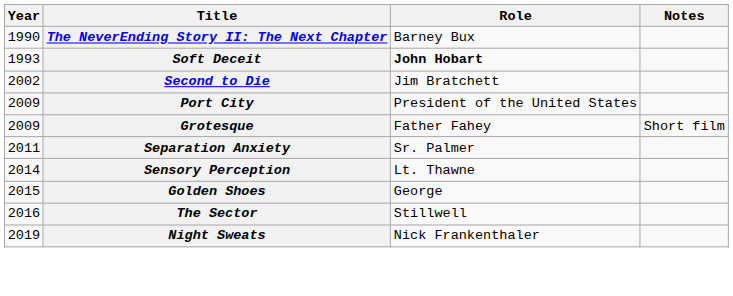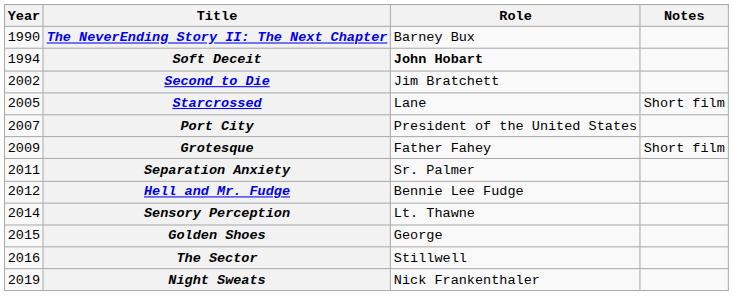(24, 60) 1993 -> (24, 60) 1994
+ row: (217, 104)
(24, 104) 2009 -> (24, 126) 2007
+ row: (217, 192)
